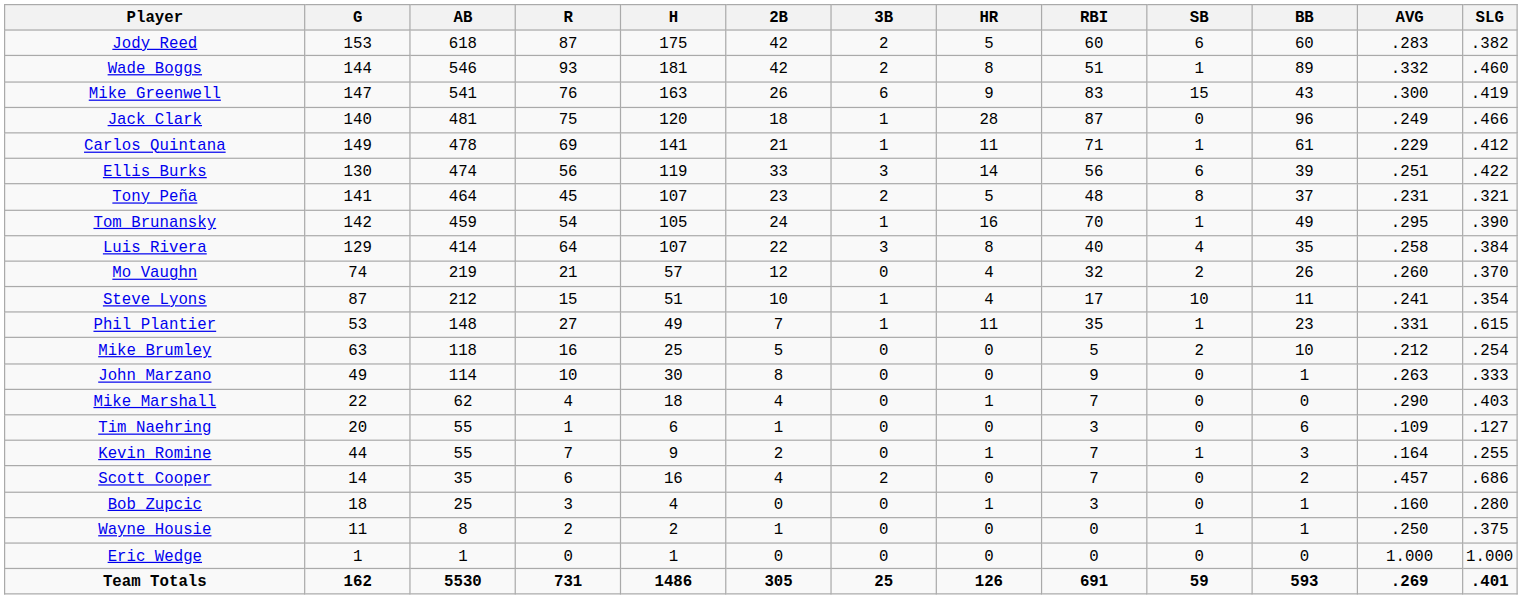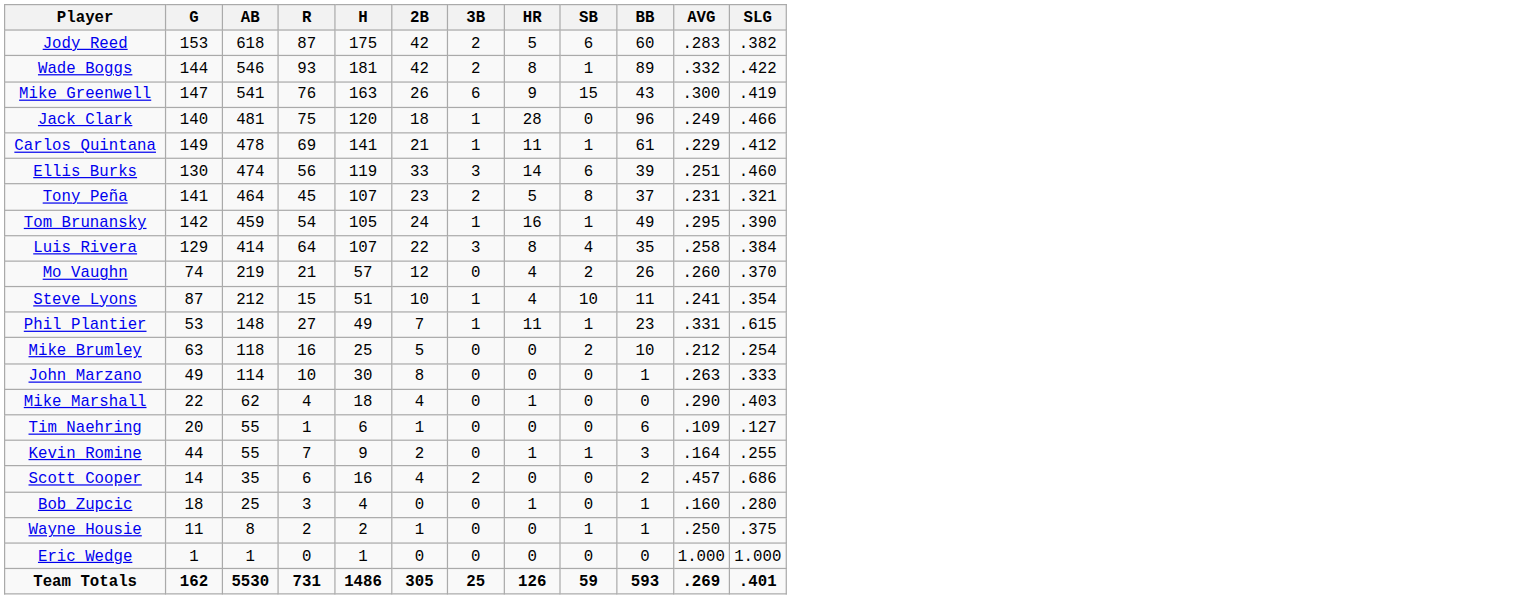- column: (1094, 17)
(1490, 69) .460 -> (758, 69) .422
(1490, 171) .422 -> (758, 171) .460
